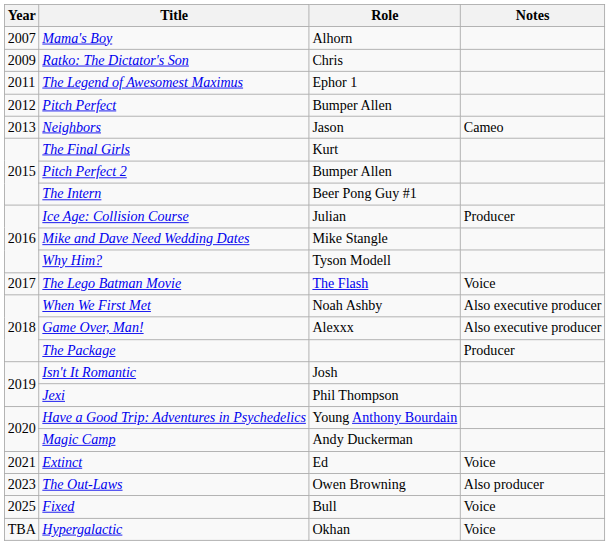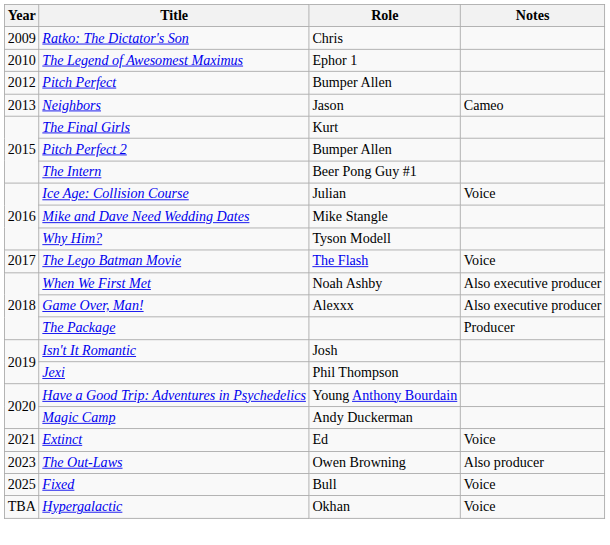- row: (77, 37)
(22, 82) 2011 -> (22, 60) 2010
(489, 216) Producer -> (480, 194) Voice
